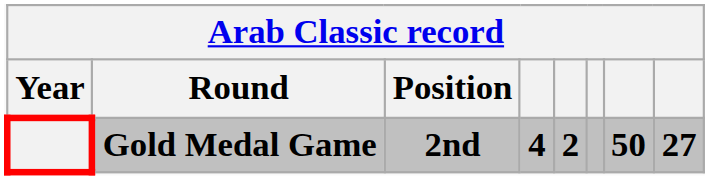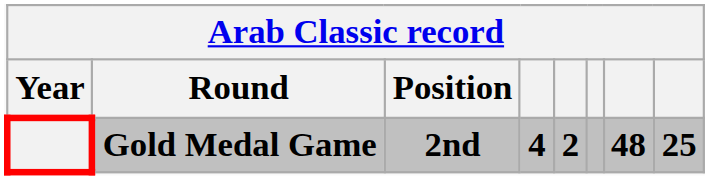(628, 144) 50 -> (628, 144) 48
(679, 144) 27 -> (679, 144) 25
